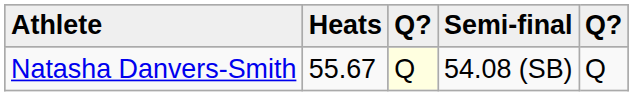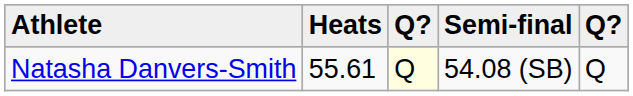(342, 68) 55.67 -> (342, 68) 55.61
